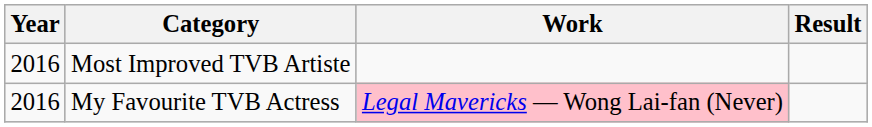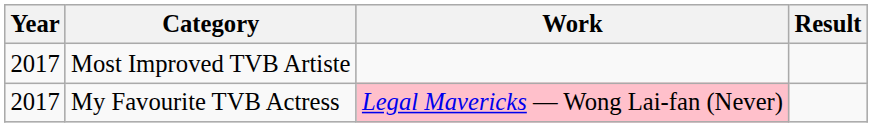(35, 63) 2016 -> (35, 63) 2017
(35, 102) 2016 -> (35, 102) 2017
